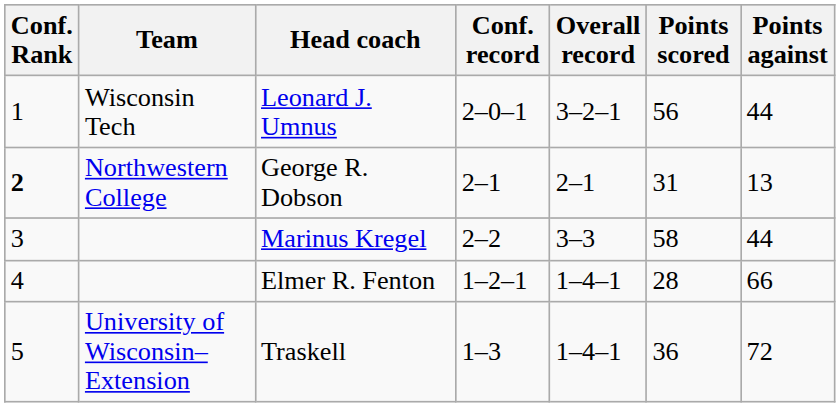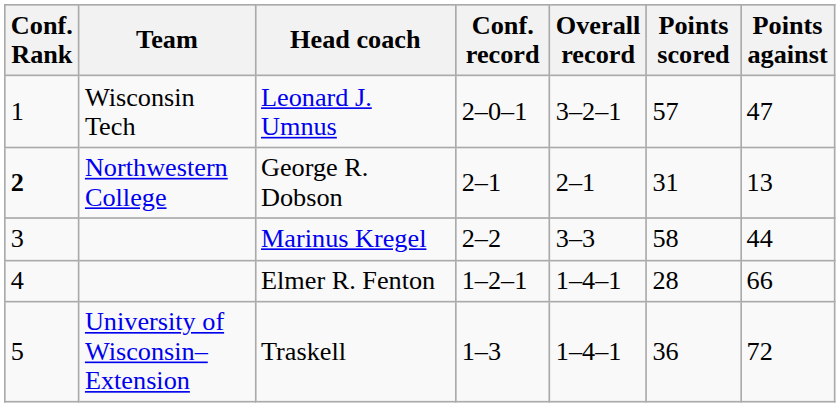(666, 111) 56 -> (666, 111) 57
(760, 111) 44 -> (760, 111) 47
